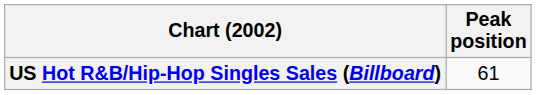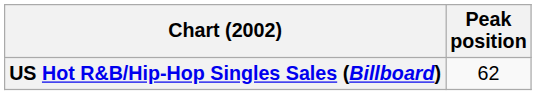(488, 73) 61 -> (488, 73) 62
